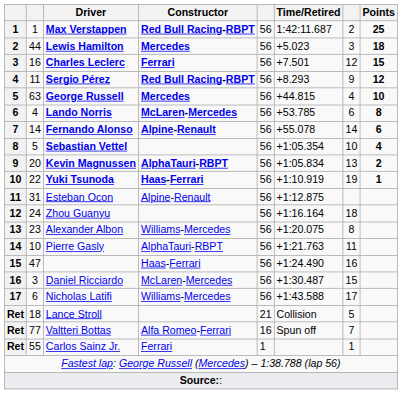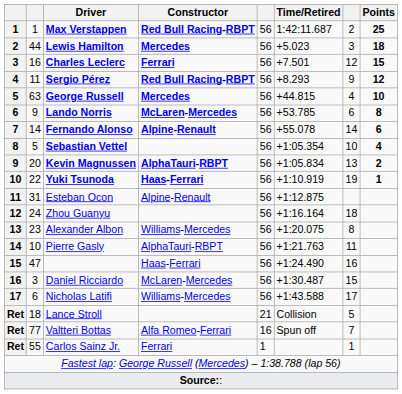(35, 113) 4 -> (35, 113) 9
